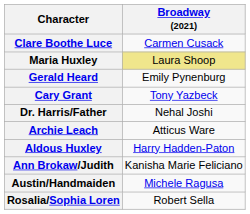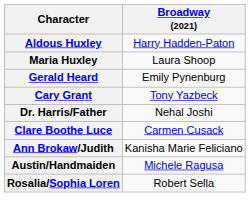rows swapped: (63, 148) <-> (63, 43)
(184, 60) khaki background -> (184, 60) no background
- row: (63, 130)
